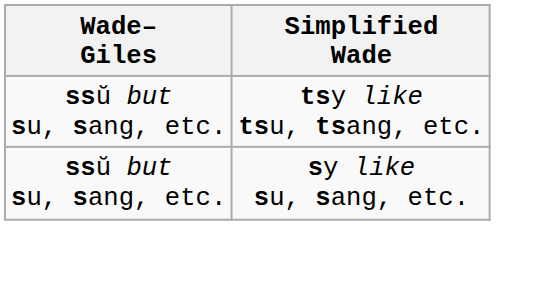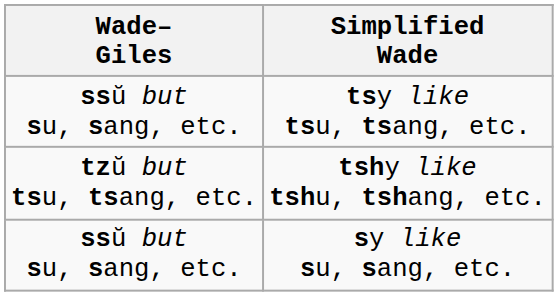+ row: (408, 183)
